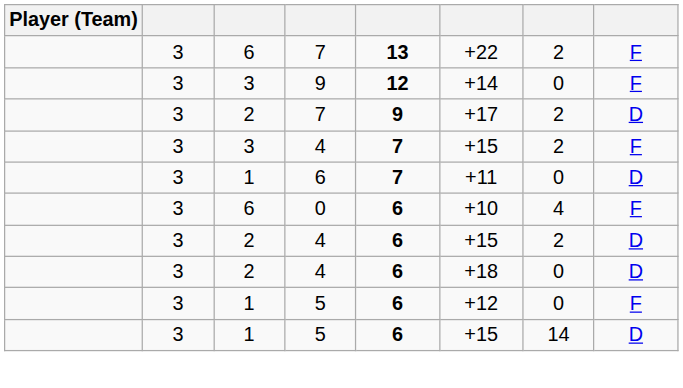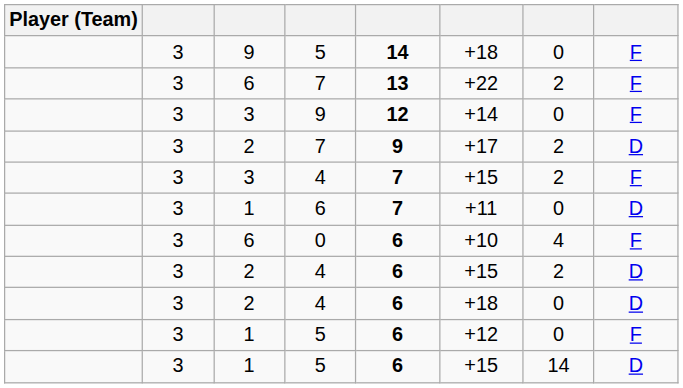+ row: (249, 51)
